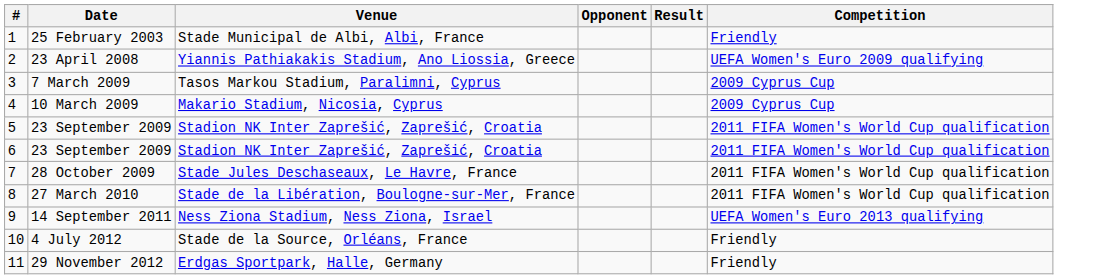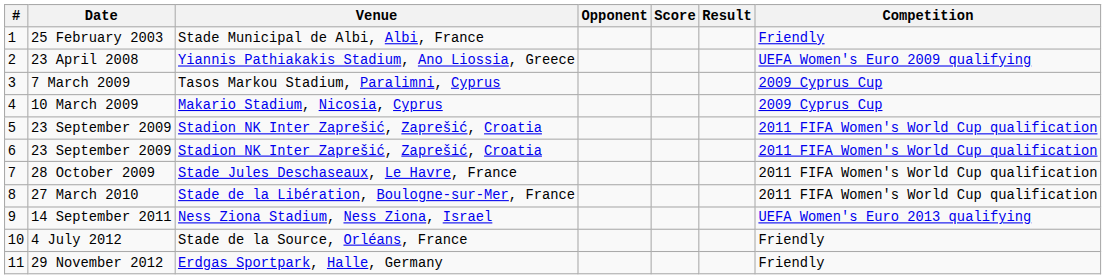+ column: (675, 16)
